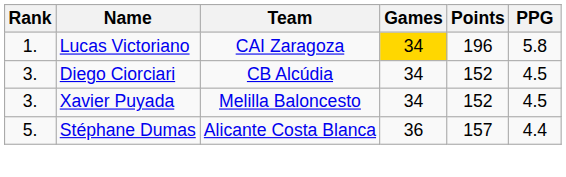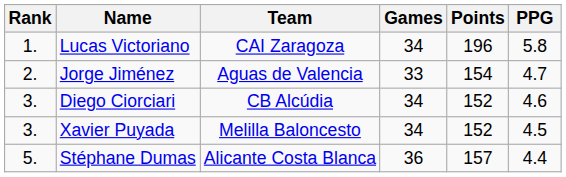(414, 46) gold background -> (414, 46) no background
+ row: (117, 74)
(535, 74) 4.5 -> (535, 102) 4.6
